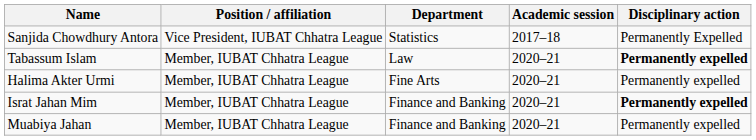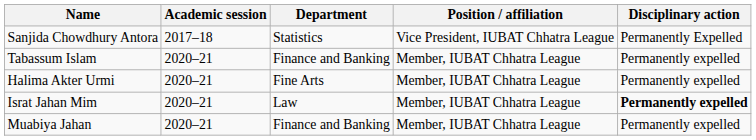columns swapped: (563, 15) <-> (273, 15)
(401, 59) Law -> (331, 59) Finance and Banking
(684, 59) bold -> (680, 59) normal
(447, 102) Finance and Banking -> (285, 102) Law
